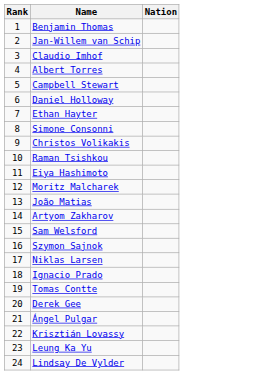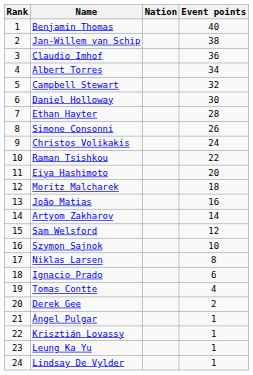+ column: (214, 12)
